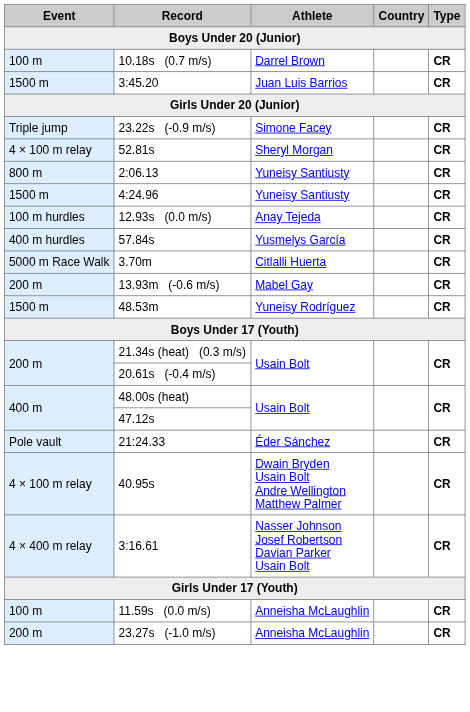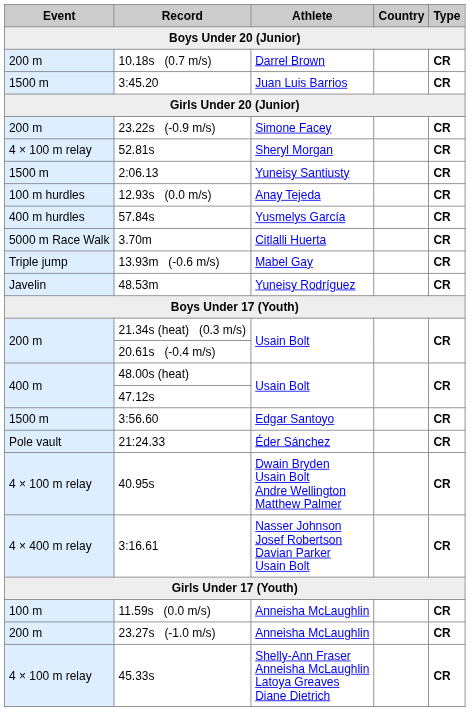(26, 60) 100 m -> (26, 60) 200 m
(38, 128) Triple jump -> (26, 128) 200 m
(26, 172) 800 m -> (29, 172) 1500 m
- row: (139, 195)
(26, 285) 200 m -> (38, 262) Triple jump
(29, 307) 1500 m -> (28, 285) Javelin
+ row: (139, 419)
+ row: (137, 675)
